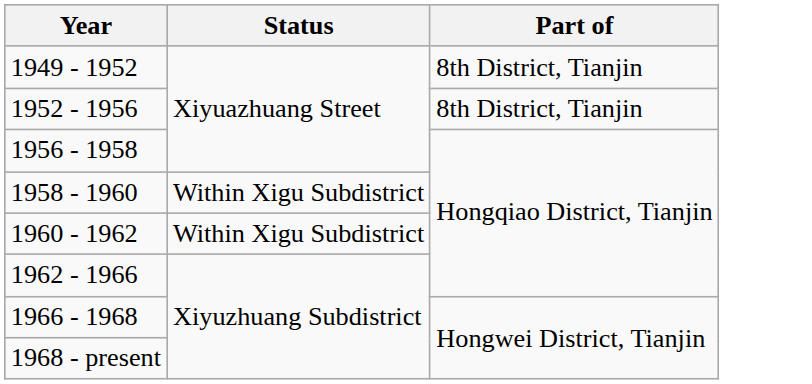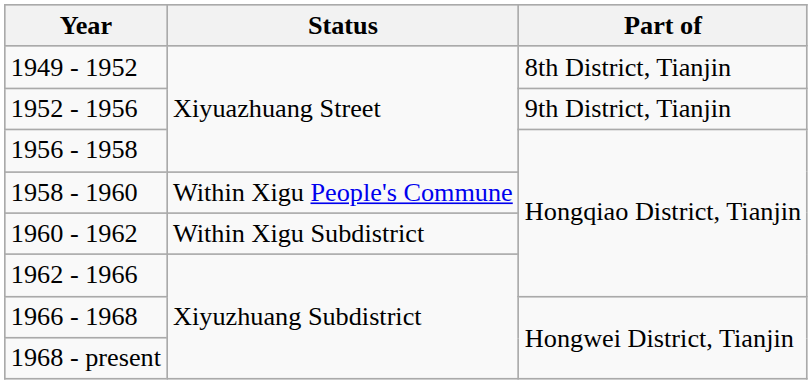(539, 108) 8th District, Tianjin -> (628, 108) 9th District, Tianjin
(299, 191) Within Xigu Subdistrict -> (343, 191) Within Xigu People's Commune
